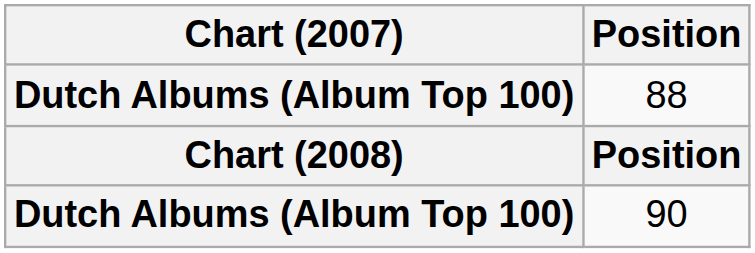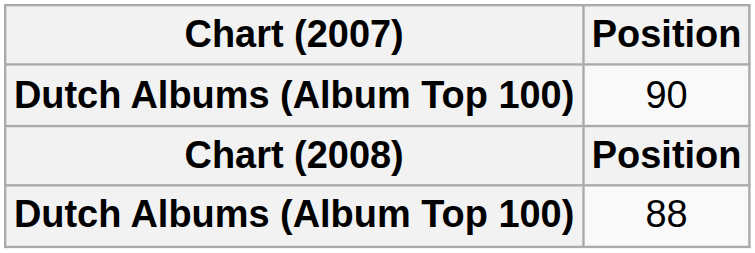rows swapped: (667, 214) <-> (667, 94)
